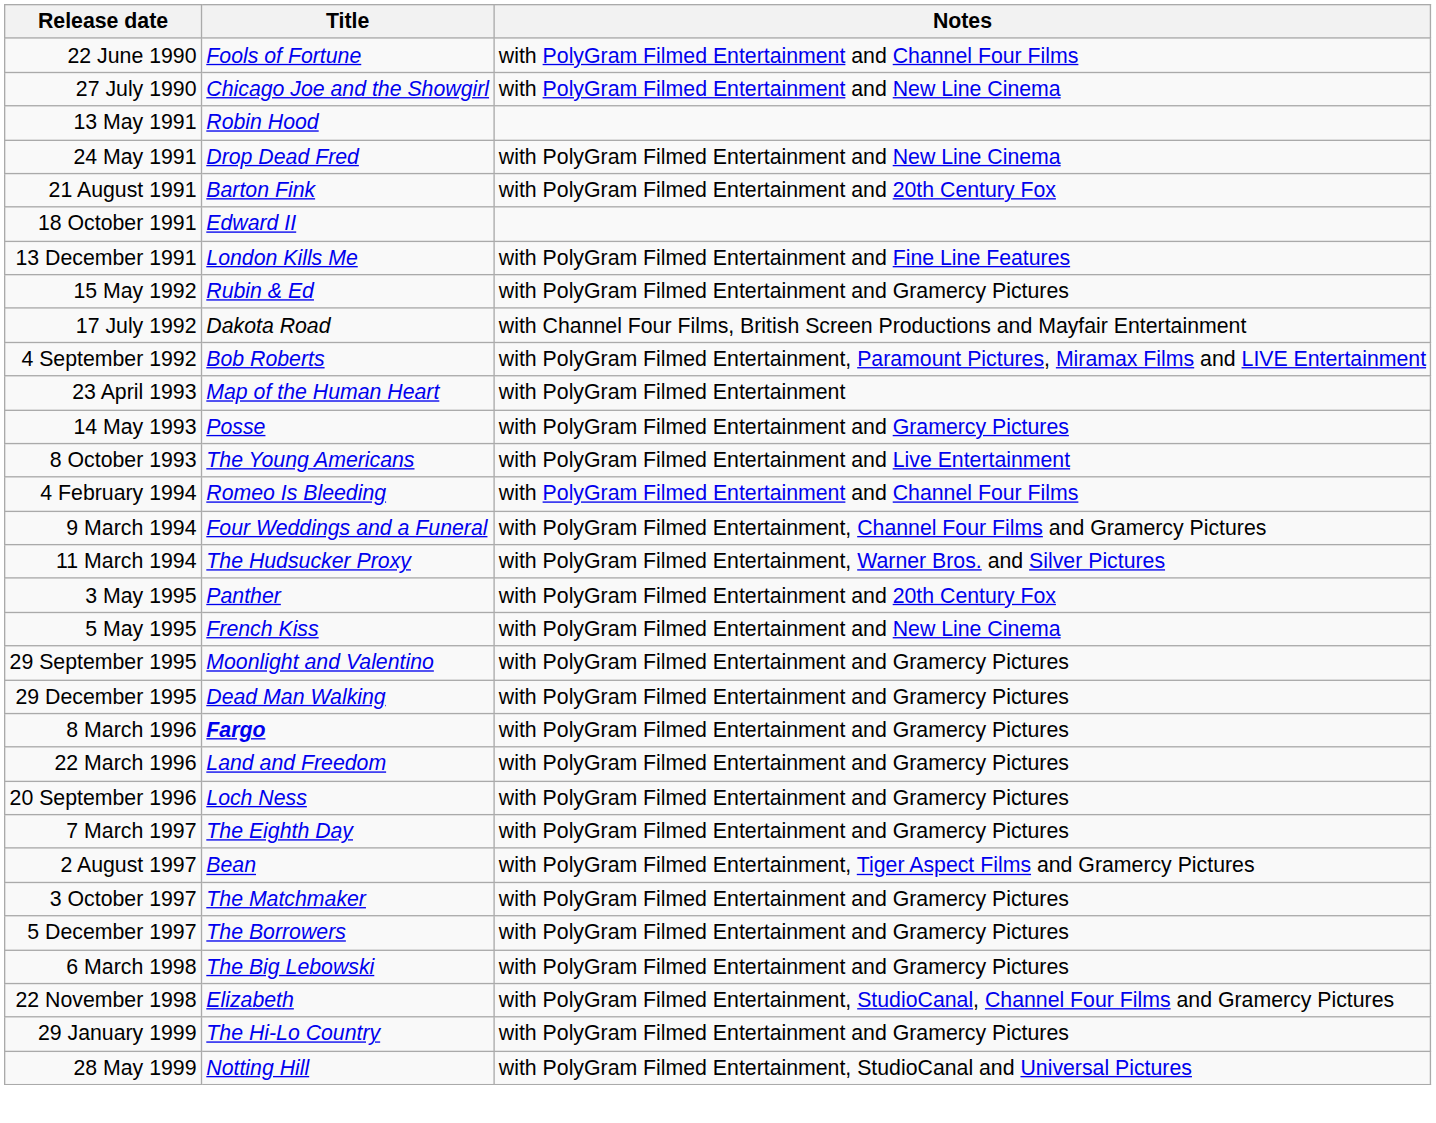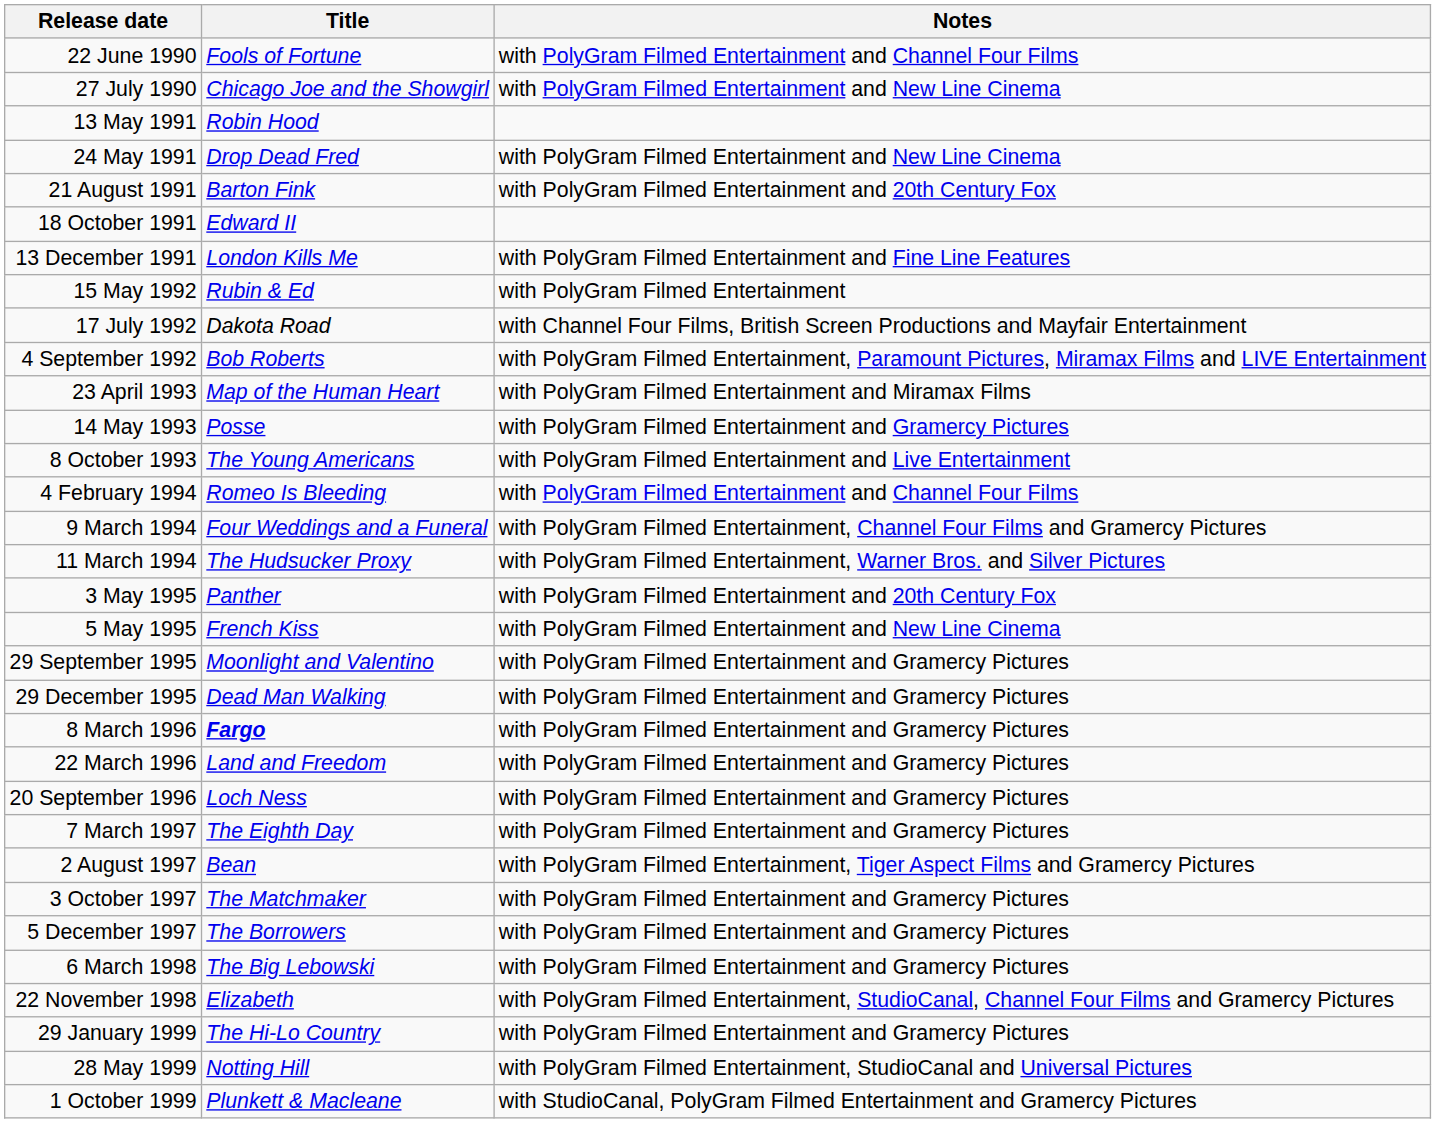(784, 291) with PolyGram Filmed Entertainment and Gramercy Pictures -> (672, 291) with PolyGram Filmed Entertainment
(672, 392) with PolyGram Filmed Entertainment -> (765, 392) with PolyGram Filmed Entertainment and Miramax Films
+ row: (123, 1101)
